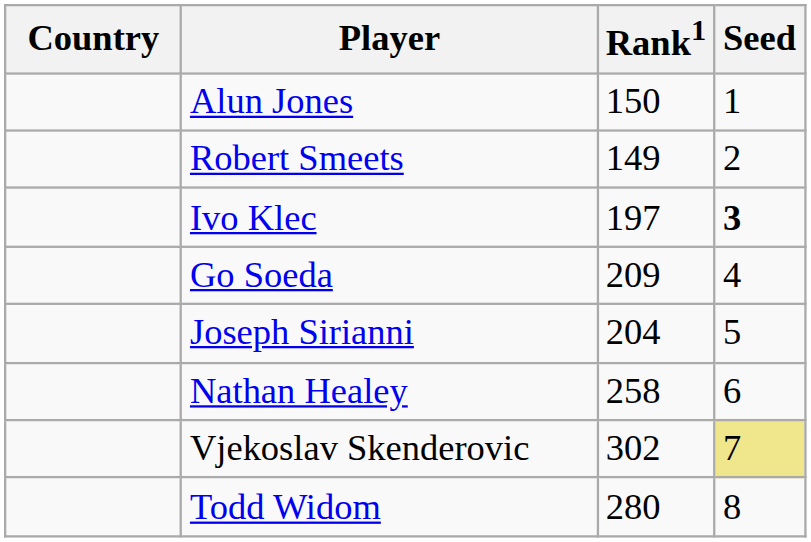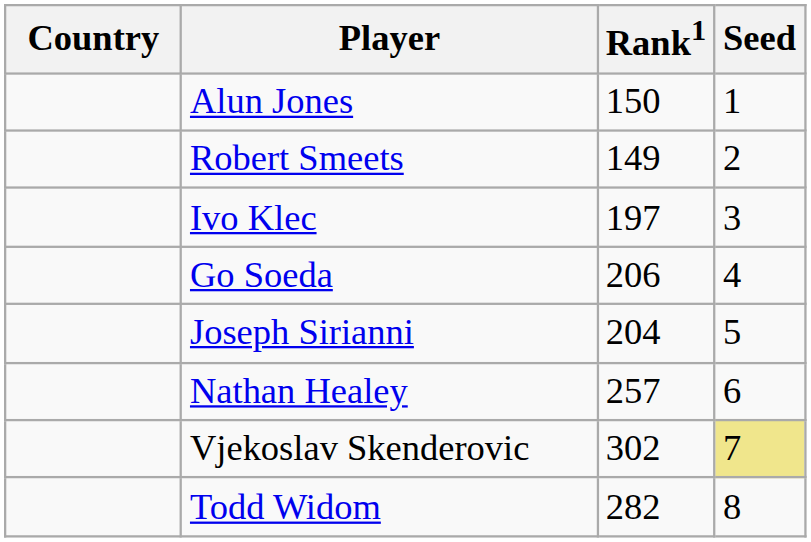(732, 216) bold -> (732, 216) normal
(633, 274) 209 -> (633, 274) 206
(633, 390) 258 -> (633, 390) 257
(633, 506) 280 -> (633, 506) 282
